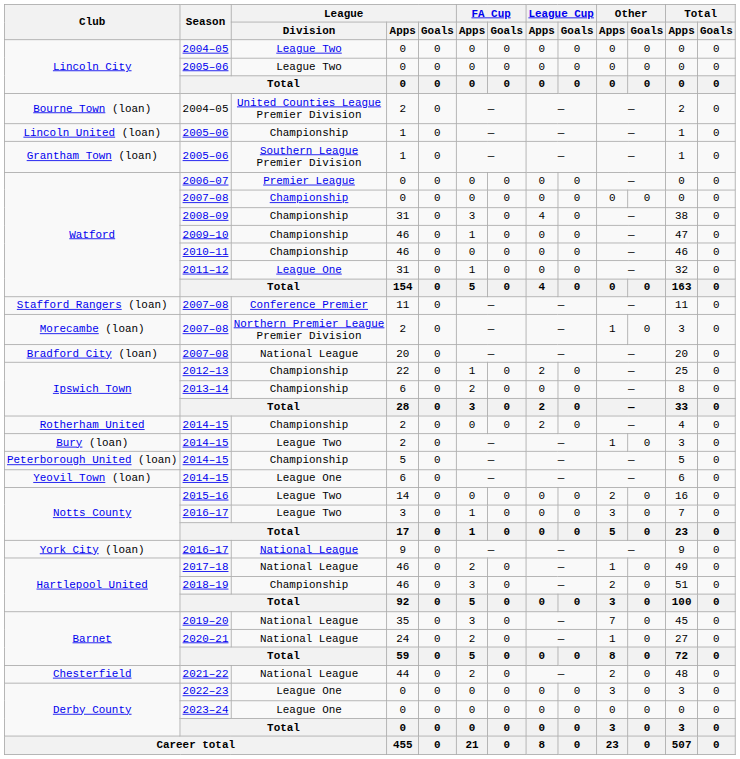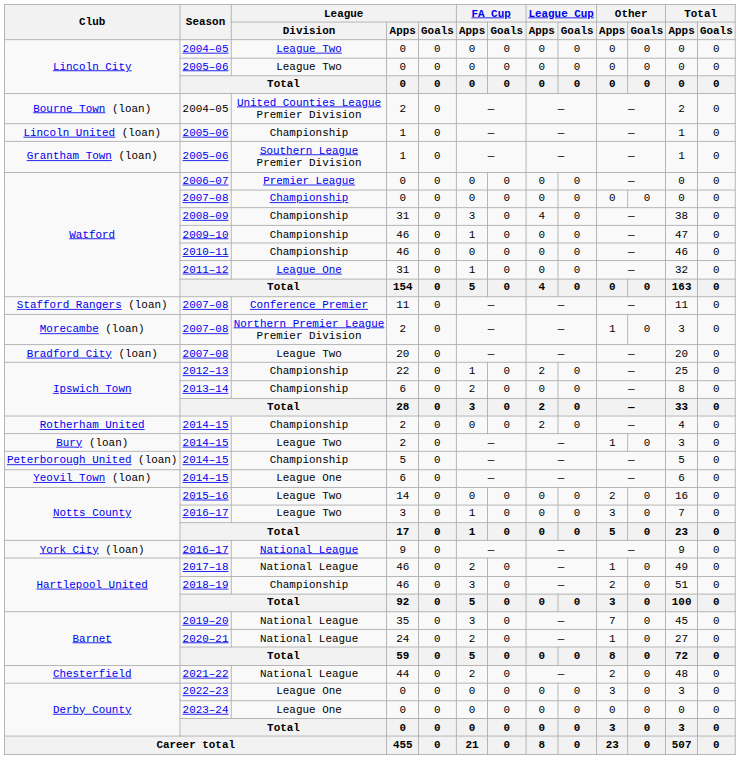(309, 354) National League -> (309, 354) League Two
